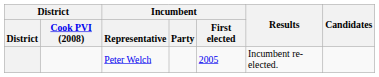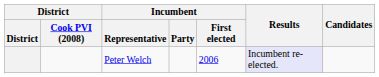(209, 59) 2005 -> (209, 59) 2006
(276, 59) no background -> (276, 59) lavender background
